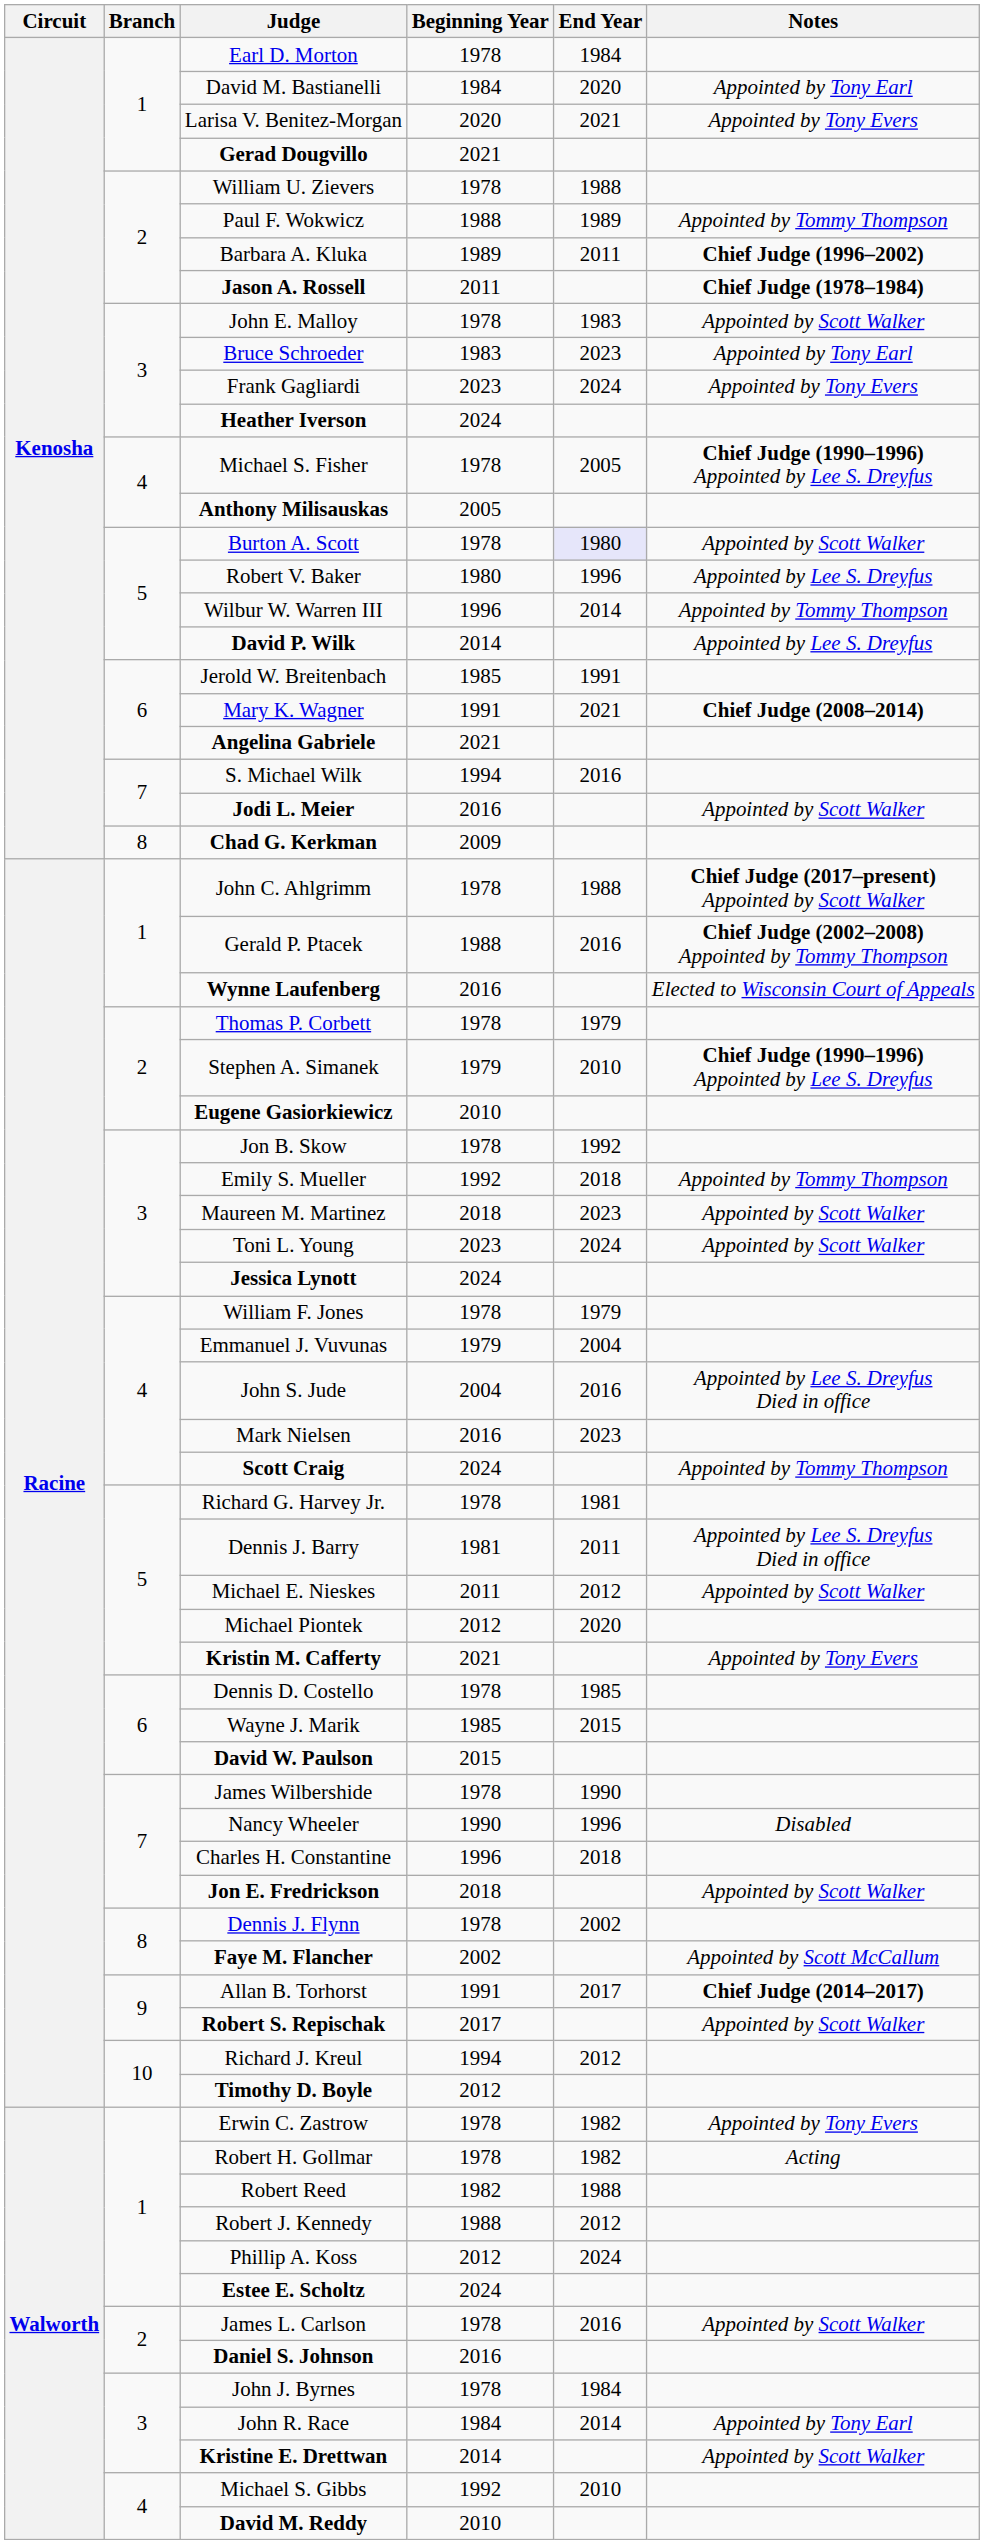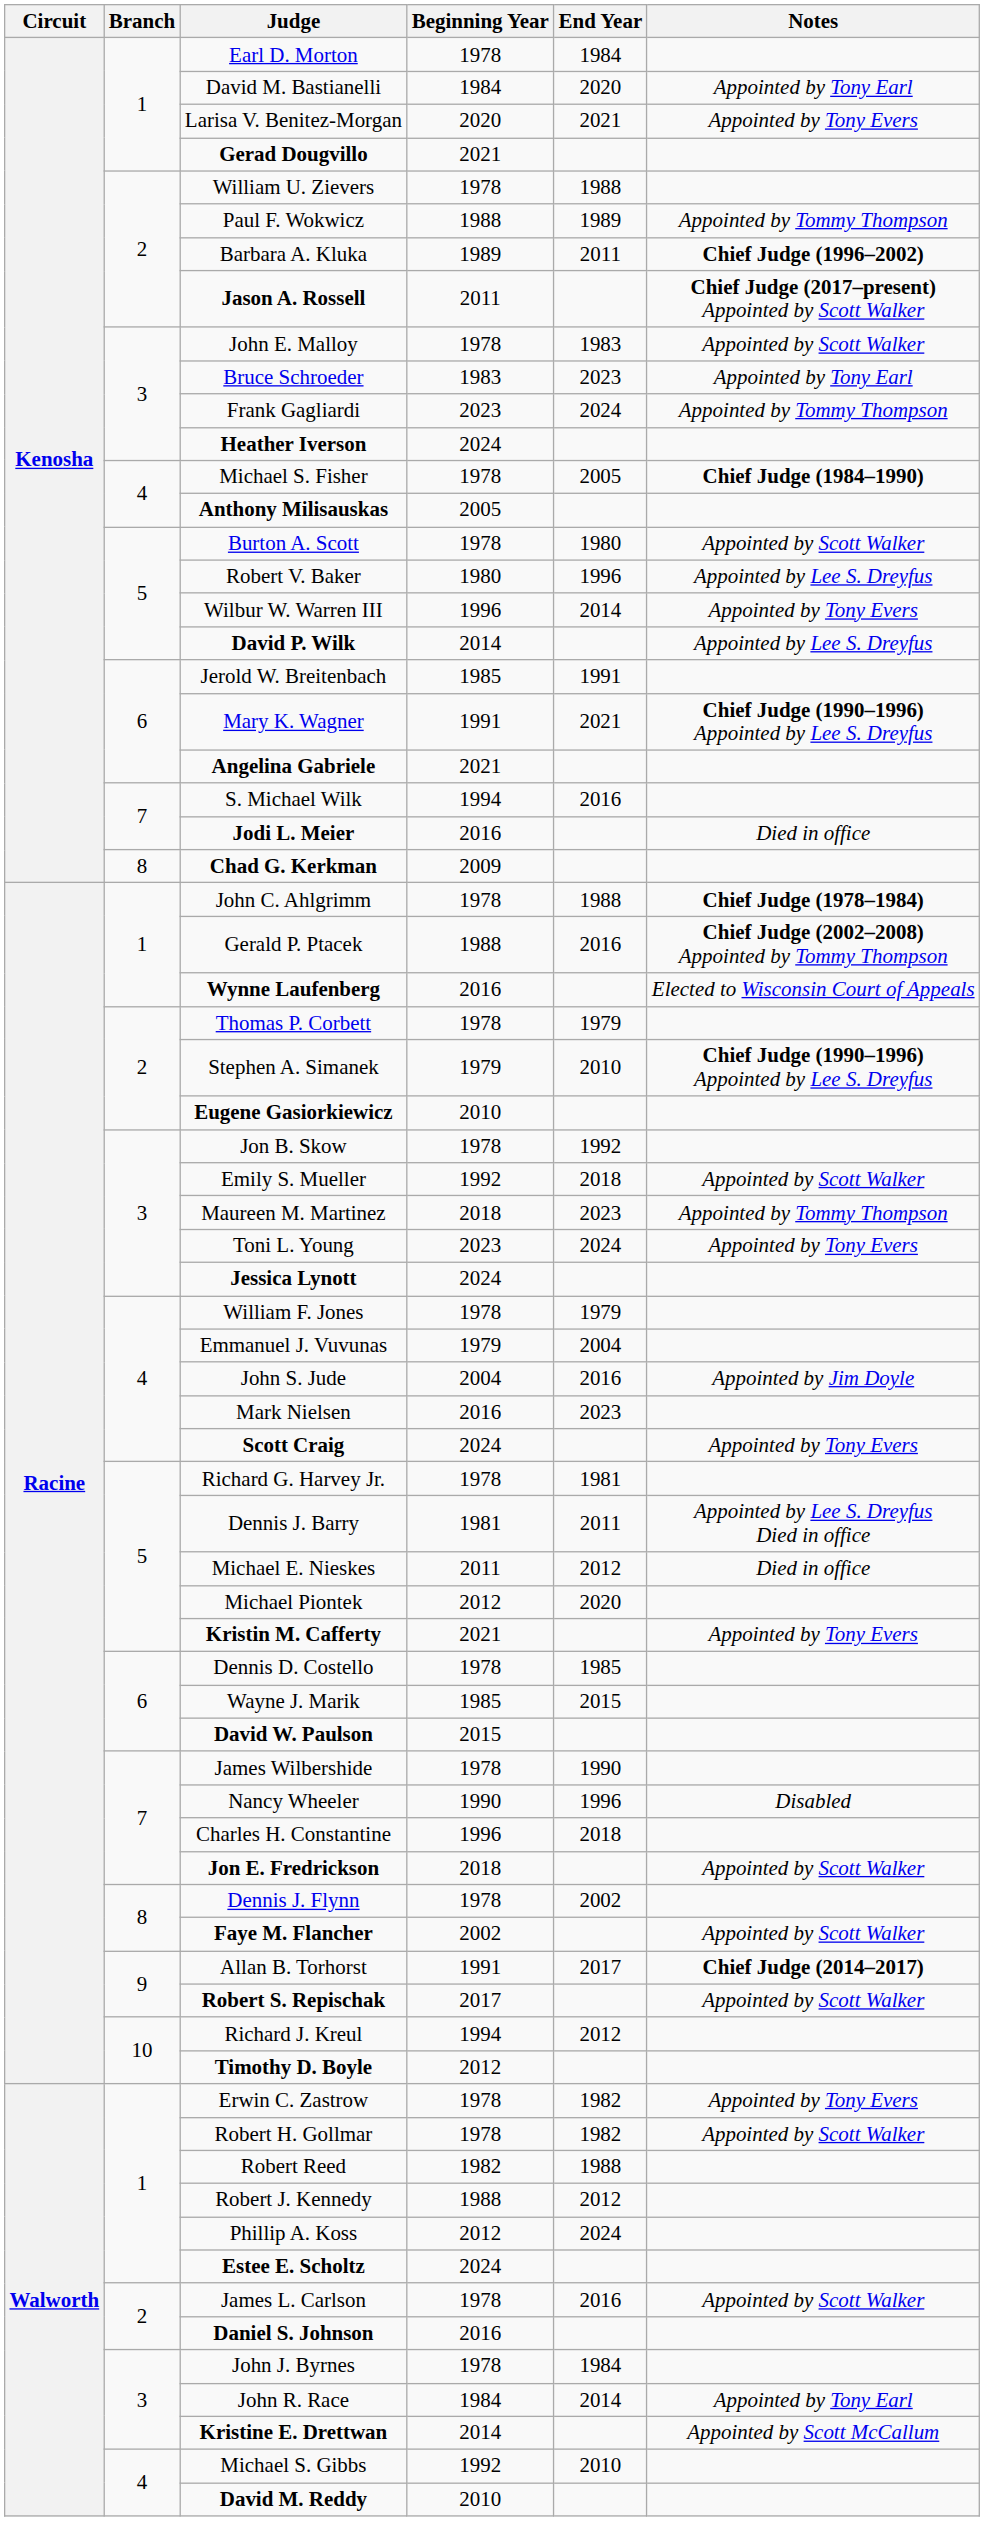(813, 287) Chief Judge (1978–1984) -> (813, 298) Chief Judge (2017–present) Appointed by Scott Walker
(813, 386) Appointed by Tony Evers -> (813, 410) Appointed by Tommy Thompson
(813, 465) Chief Judge (1990–1996) Appointed by Lee S. Dreyfus -> (813, 476) Chief Judge (1984–1990)
(600, 543) lavender background -> (600, 543) no background
(813, 609) Appointed by Tommy Thompson -> (813, 609) Appointed by Tony Evers
(813, 709) Chief Judge (2008–2014) -> (813, 721) Chief Judge (1990–1996) Appointed by Lee S. Dreyfus
(813, 809) Appointed by Scott Walker -> (813, 832) Died in office
(813, 887) Chief Judge (2017–present) Appointed by Scott Walker -> (813, 899) Chief Judge (1978–1984)
(813, 1179) Appointed by Tommy Thompson -> (813, 1179) Appointed by Scott Walker
(813, 1212) Appointed by Scott Walker -> (813, 1212) Appointed by Tommy Thompson
(813, 1245) Appointed by Scott Walker -> (813, 1245) Appointed by Tony Evers
(813, 1390) Appointed by Lee S. Dreyfus Died in office -> (813, 1378) Appointed by Jim Doyle
(813, 1468) Appointed by Tommy Thompson -> (813, 1445) Appointed by Tony Evers
(813, 1591) Appointed by Scott Walker -> (813, 1568) Died in office
(813, 1957) Appointed by Scott McCallum -> (813, 1934) Appointed by Scott Walker
(813, 2157) Acting -> (813, 2133) Appointed by Scott Walker
(813, 2456) Appointed by Scott Walker -> (813, 2432) Appointed by Scott McCallum
